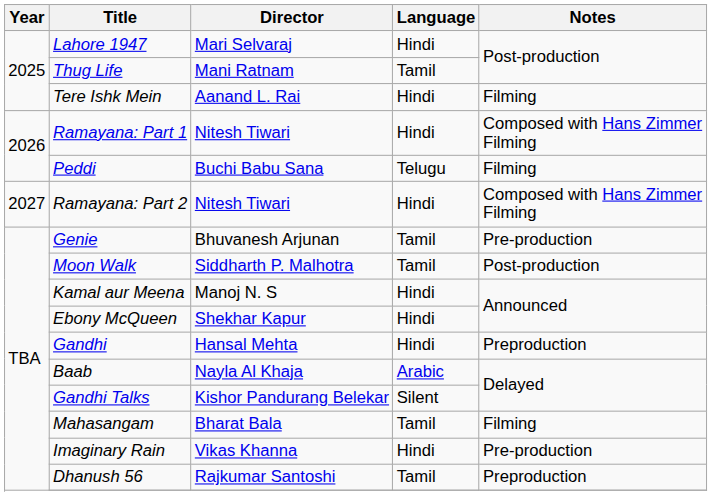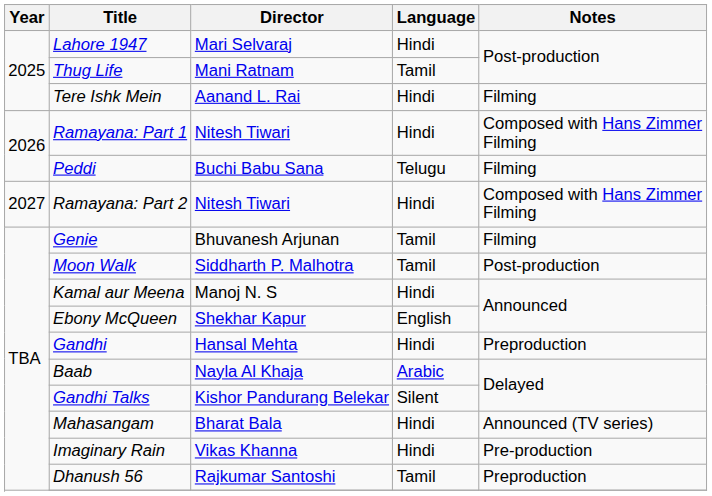(538, 239) Pre-production -> (510, 239) Filming
(416, 319) Hindi -> (424, 319) English
(416, 424) Tamil -> (416, 424) Hindi
(510, 424) Filming -> (568, 424) Announced (TV series)
